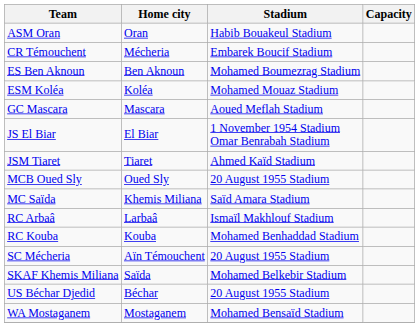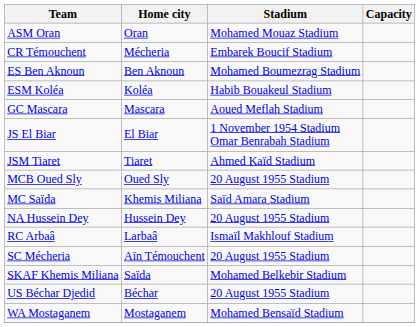(271, 33) Habib Bouakeul Stadium -> (274, 33) Mohamed Mouaz Stadium
(274, 90) Mohamed Mouaz Stadium -> (271, 90) Habib Bouakeul Stadium
+ row: (48, 217)
- row: (33, 236)
